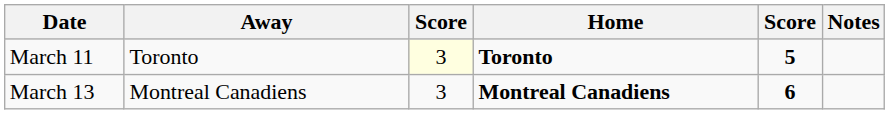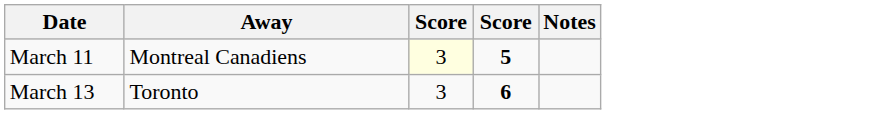- column: (615, 21)
(164, 56) Toronto -> (218, 56) Montreal Canadiens
(218, 91) Montreal Canadiens -> (164, 91) Toronto
